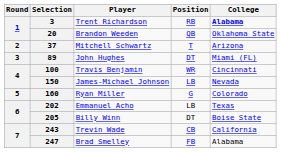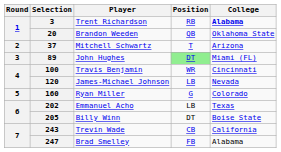(191, 58) no background -> (191, 58) lightgreen background
(52, 82) 150 -> (52, 82) 120
